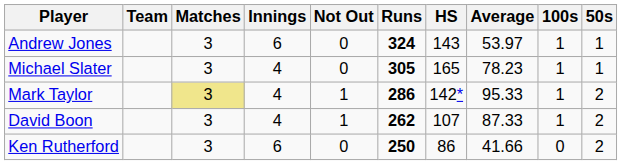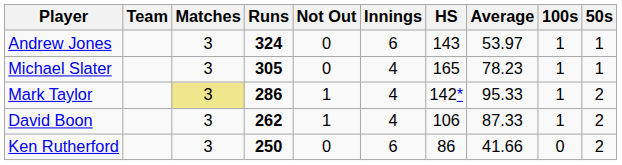columns swapped: (277, 17) <-> (402, 17)
(446, 120) 107 -> (446, 120) 106
